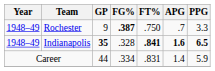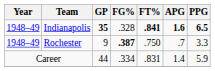rows swapped: (67, 43) <-> (63, 27)
